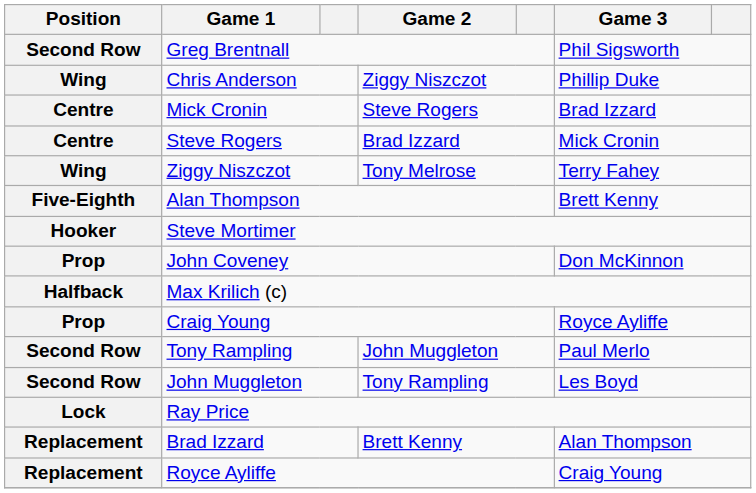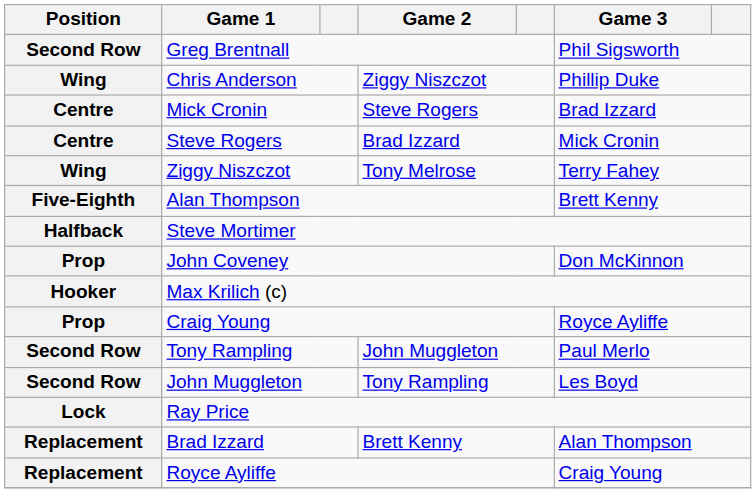(83, 230) Hooker -> (83, 230) Halfback
(83, 291) Halfback -> (83, 291) Hooker
